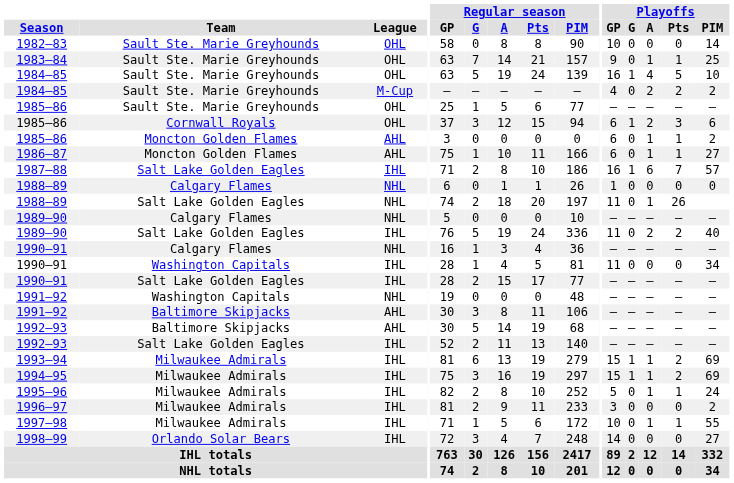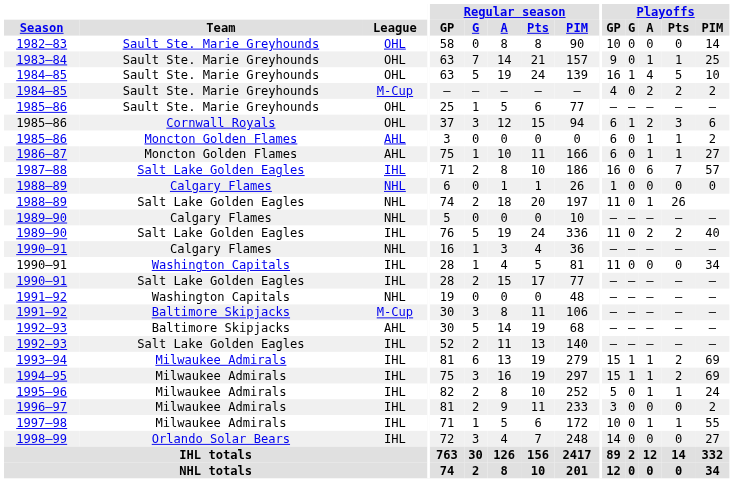(632, 170) 1 -> (632, 170) 0
(395, 312) AHL -> (395, 312) M-Cup
